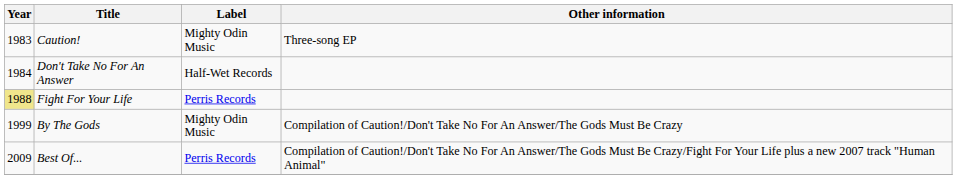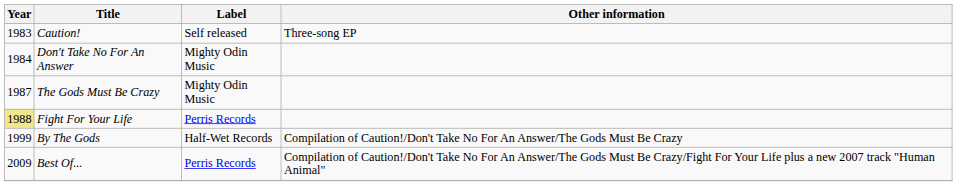(216, 40) Mighty Odin Music -> (216, 33) Self released
(228, 73) Half-Wet Records -> (216, 59) Mighty Odin Music
+ row: (98, 92)
(216, 125) Mighty Odin Music -> (228, 137) Half-Wet Records
